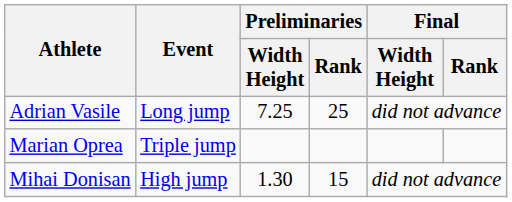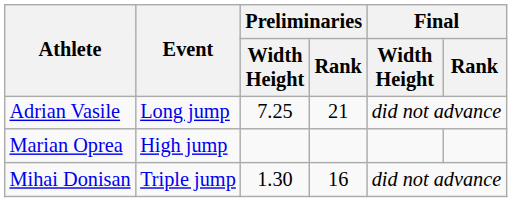(338, 112) 25 -> (338, 112) 21
(188, 146) Triple jump -> (184, 146) High jump
(184, 179) High jump -> (188, 179) Triple jump
(338, 179) 15 -> (338, 179) 16
